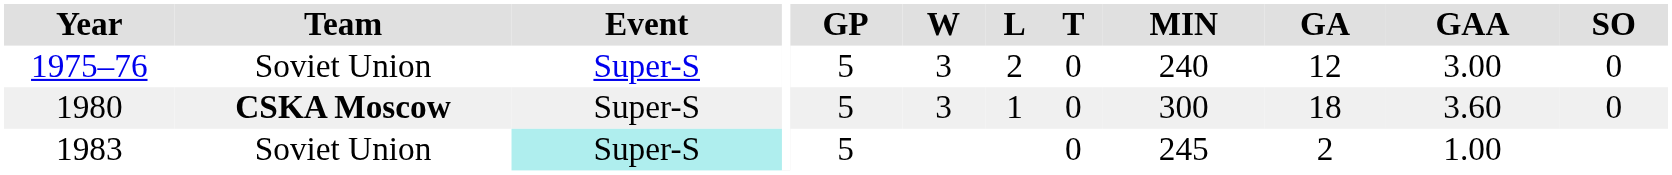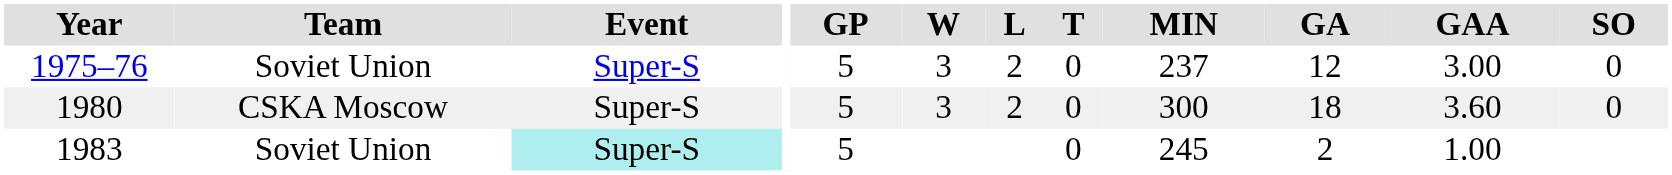(1184, 65) 240 -> (1184, 65) 237
(343, 107) bold -> (343, 107) normal
(1015, 107) 1 -> (1015, 107) 2
